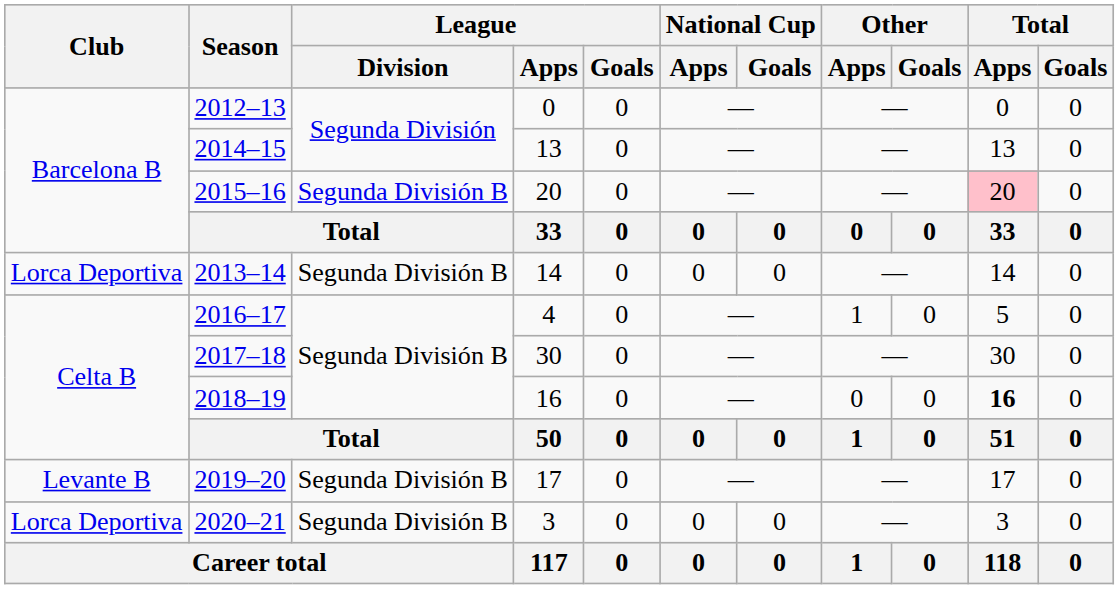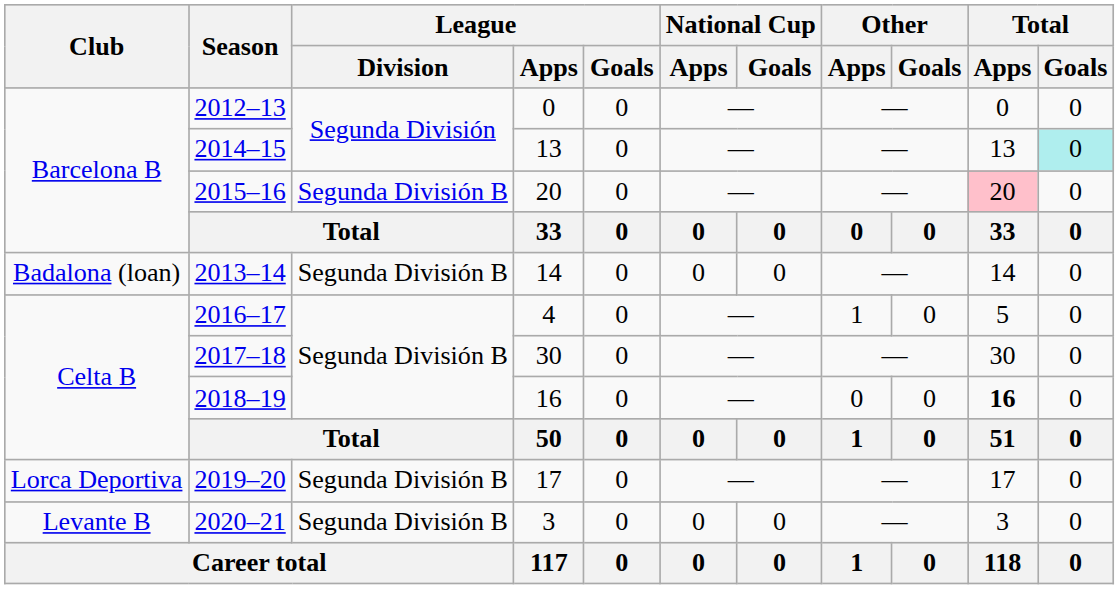(1075, 149) no background -> (1075, 149) paleturquoise background
(97, 273) Lorca Deportiva -> (97, 273) Badalona (loan)
(97, 480) Levante B -> (97, 480) Lorca Deportiva
(97, 521) Lorca Deportiva -> (97, 521) Levante B
